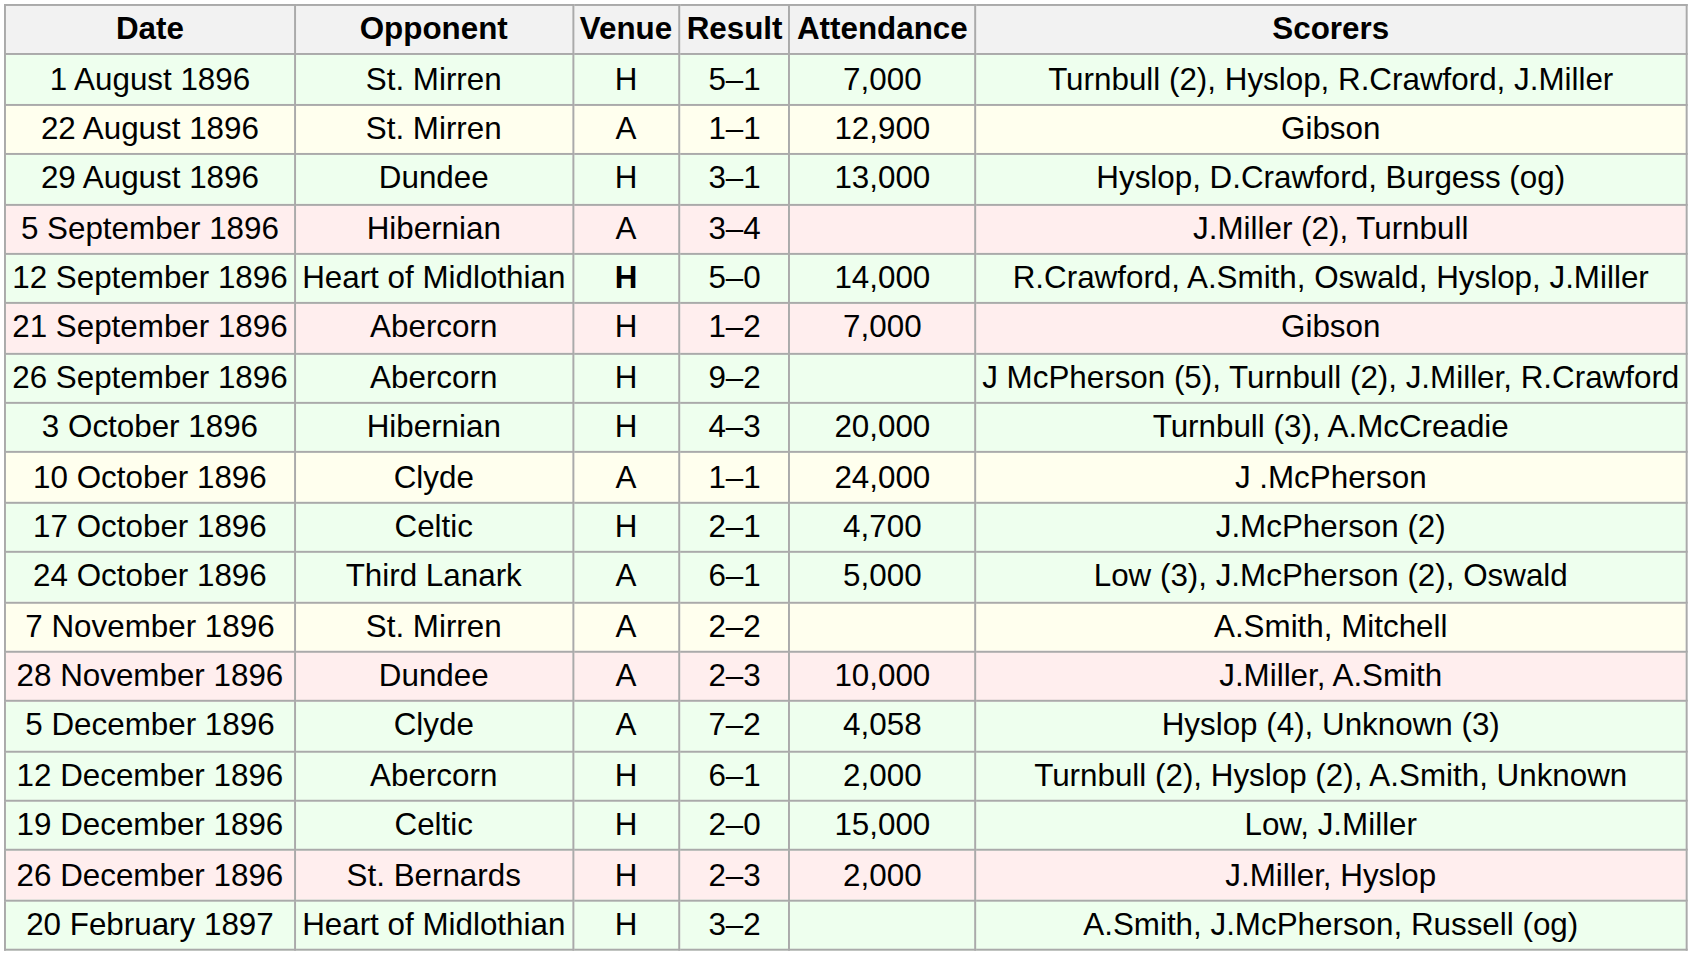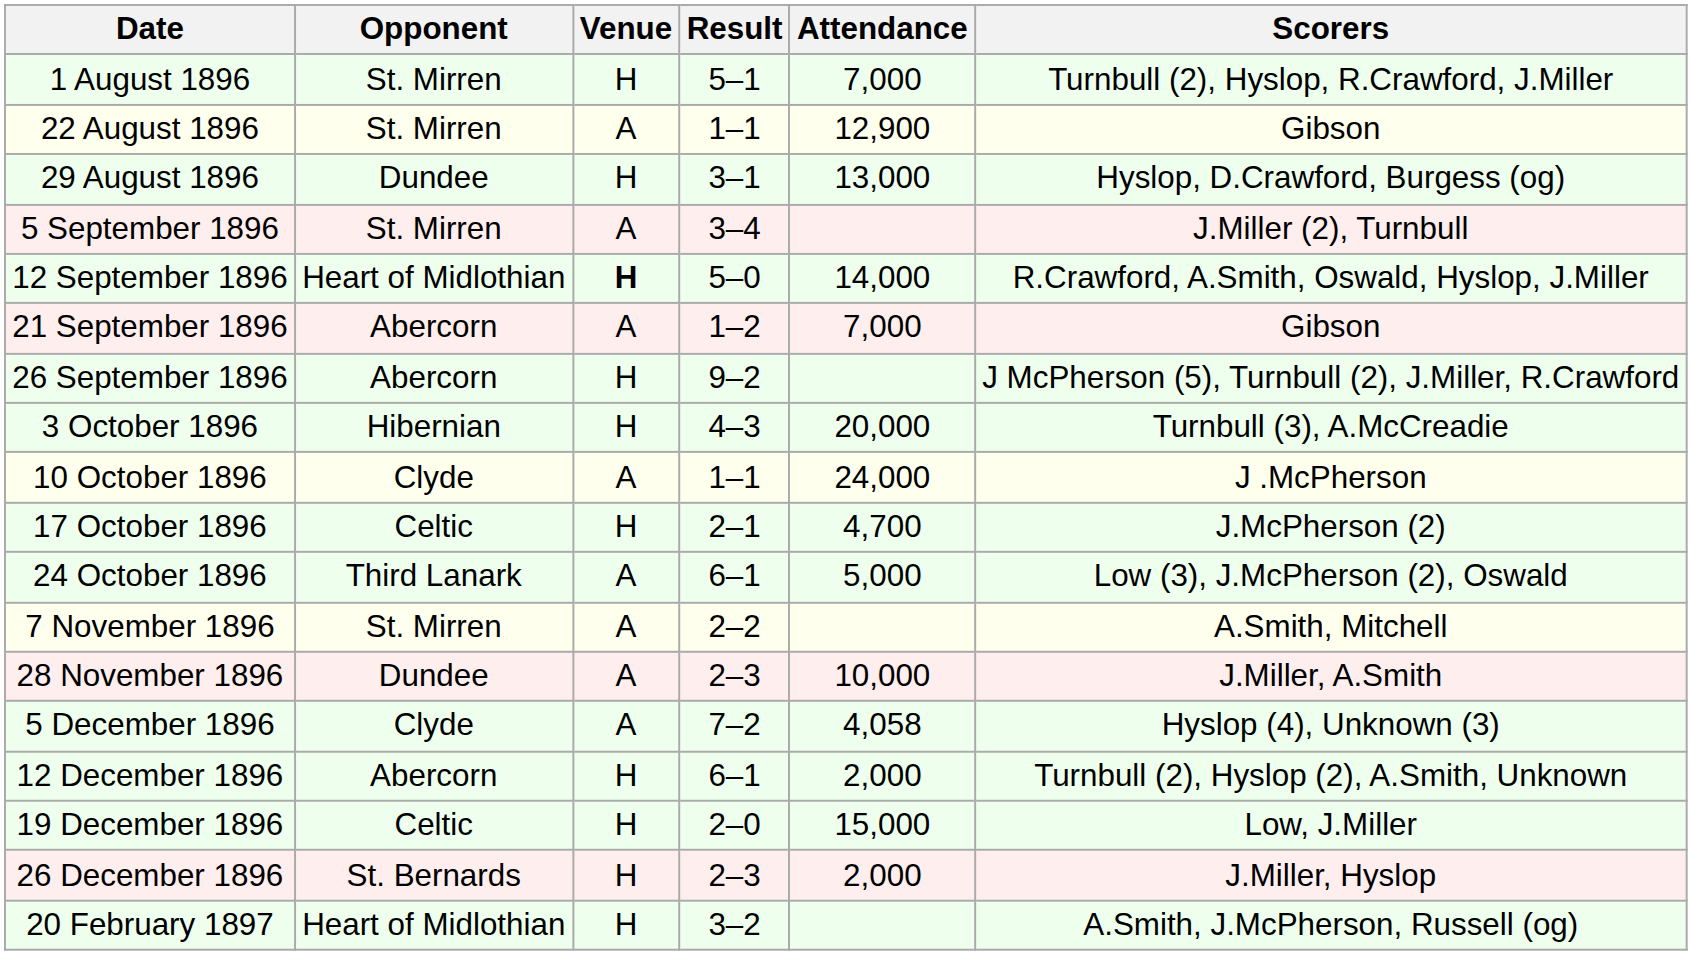(434, 228) Hibernian -> (434, 228) St. Mirren
(626, 327) H -> (626, 327) A
